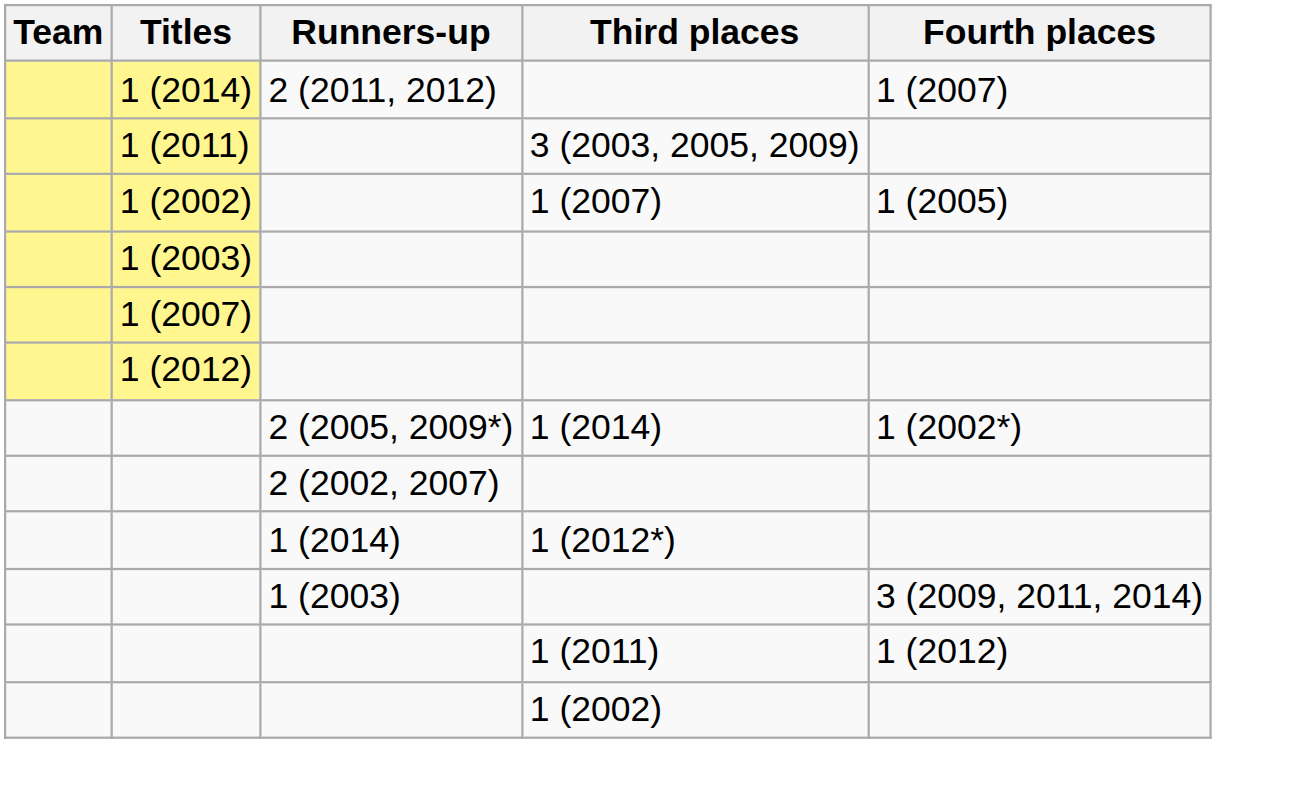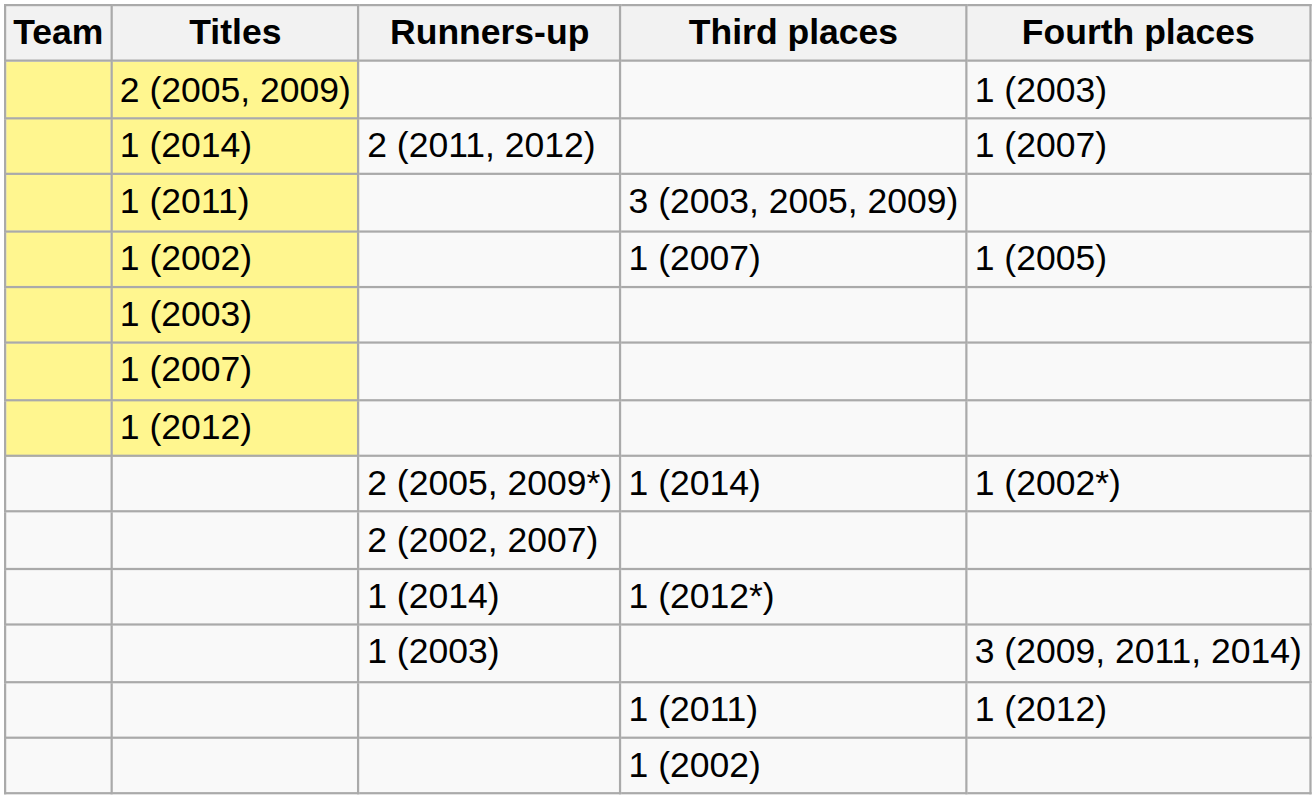+ row: (235, 88)
